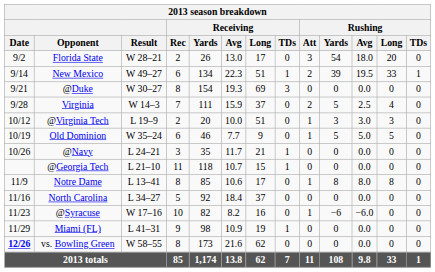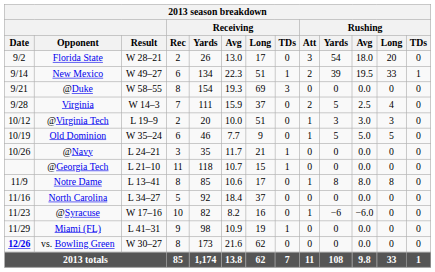(144, 89) W 30–27 -> (144, 89) W 58–55
(144, 244) W 58–55 -> (144, 244) W 30–27
